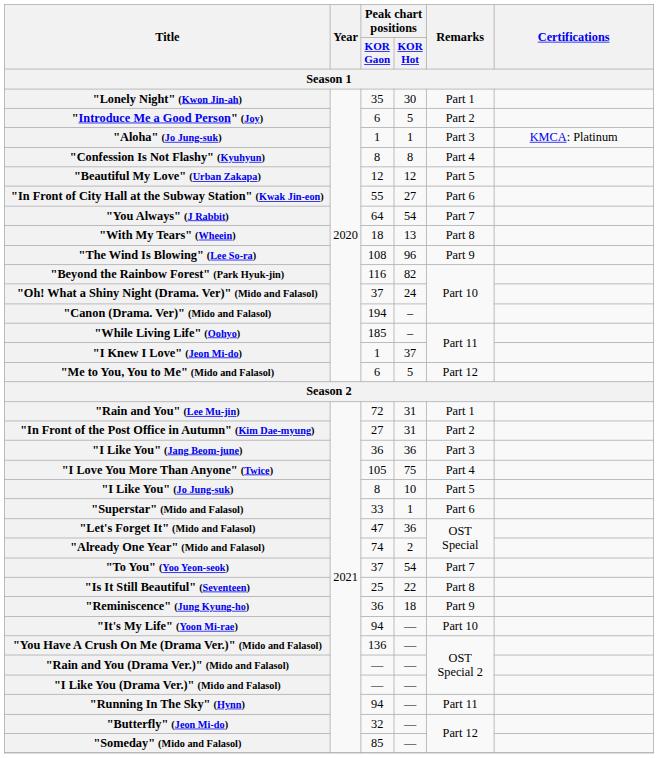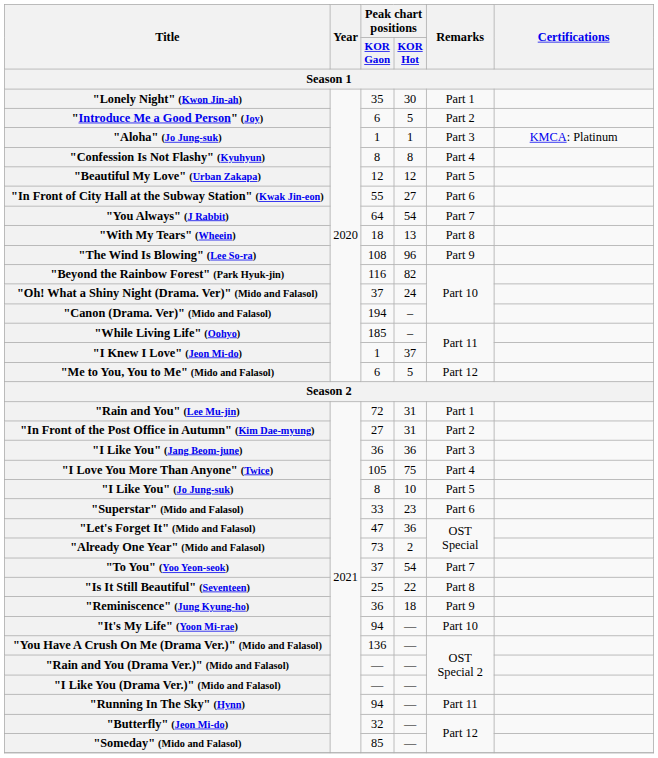(410, 508) 1 -> (410, 508) 23
(377, 547) 74 -> (377, 547) 73
